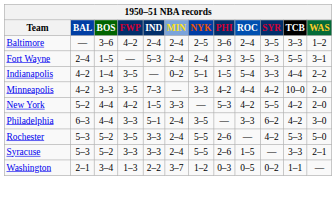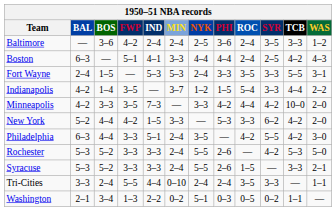+ row: (20, 59)
(176, 59) 2–4 -> (176, 74) 5–3
(176, 74) 0–2 -> (176, 90) 3–7
(201, 74) 5–1 -> (201, 90) 1–2
(247, 105) 4–2 -> (247, 121) 3–3
(272, 105) 5–5 -> (272, 121) 6–2
(247, 121) 3–3 -> (247, 136) 4–2
(272, 121) 6–2 -> (272, 136) 5–5
(130, 136) 3–5 -> (130, 152) 3–3
+ row: (25, 183)
(176, 167) 3–7 -> (176, 198) 0–2
(201, 167) 1–2 -> (201, 198) 5–1
